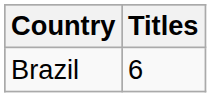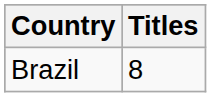(135, 69) 6 -> (135, 69) 8
